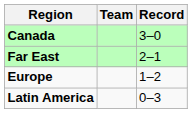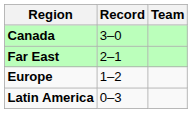columns swapped: (116, 14) <-> (162, 14)
